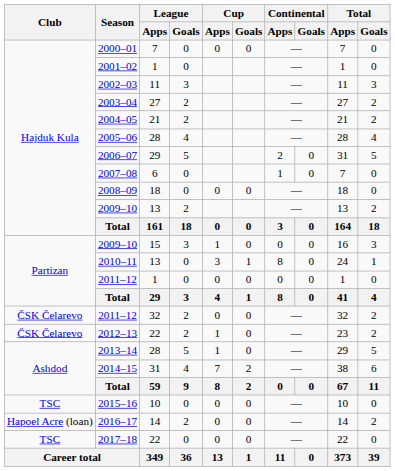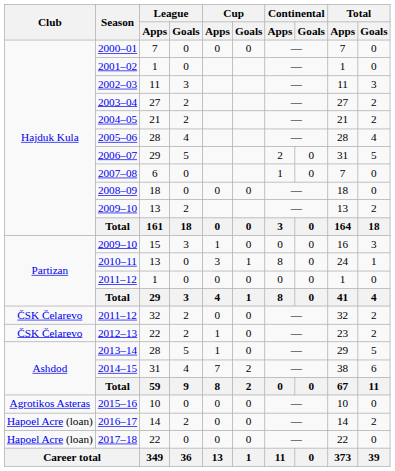(50, 404) TSC -> (50, 404) Agrotikos Asteras
(50, 439) TSC -> (50, 439) Hapoel Acre (loan)
